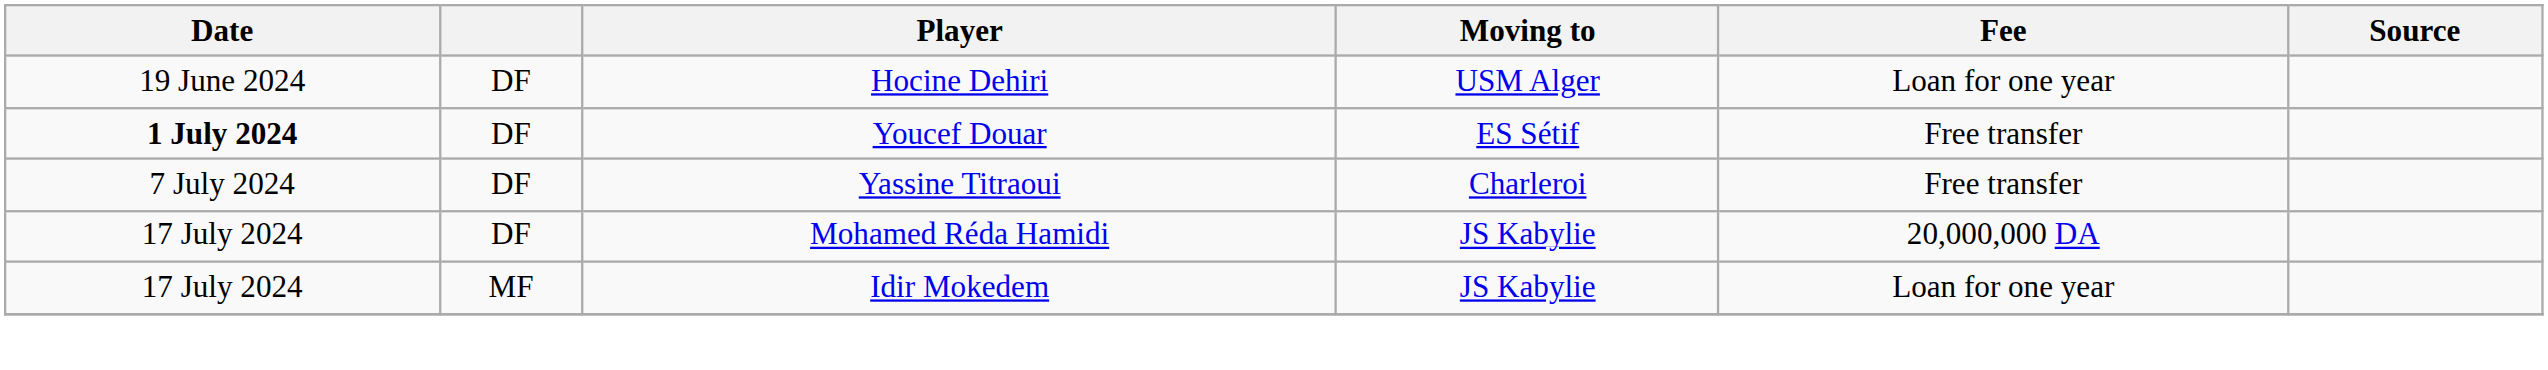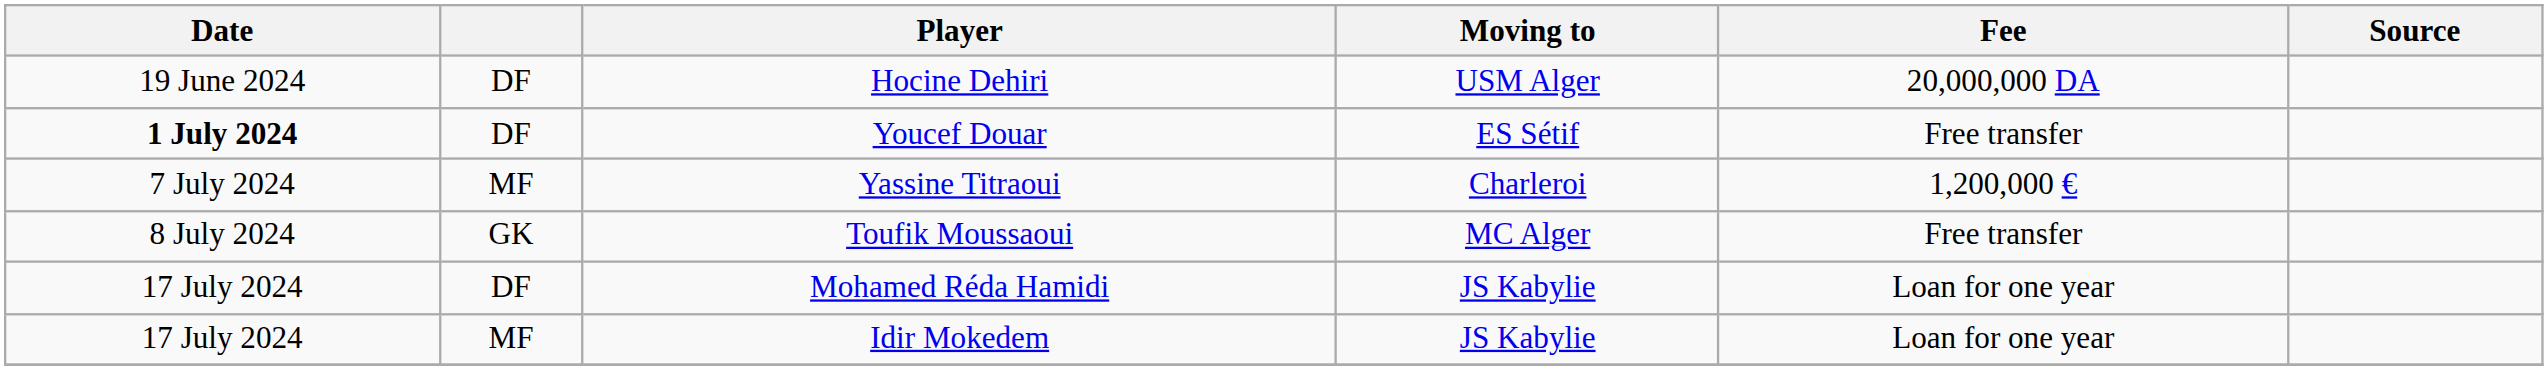(2003, 81) Loan for one year -> (2003, 81) 20,000,000 DA
(511, 183) DF -> (511, 183) MF
(2003, 183) Free transfer -> (2003, 183) 1,200,000 €
+ row: (960, 235)
(2003, 235) 20,000,000 DA -> (2003, 286) Loan for one year
